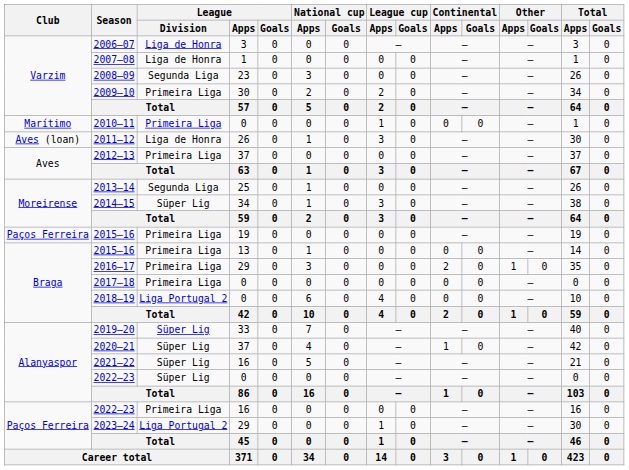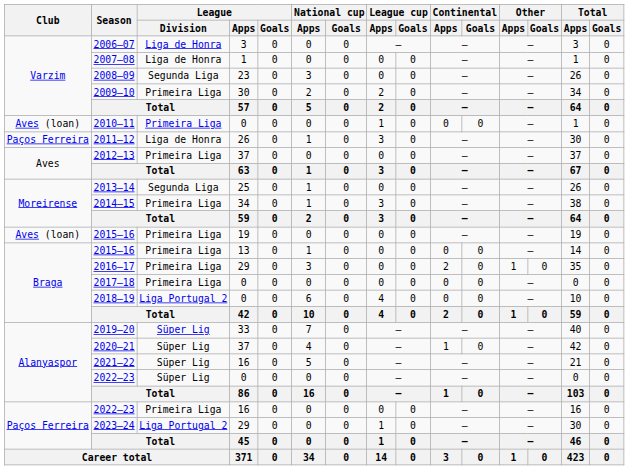(48, 124) Marítimo -> (48, 124) Aves (loan)
(48, 139) Aves (loan) -> (48, 139) Paços Ferreira
(183, 203) Süper Lig -> (183, 203) Primeira Liga
(48, 235) Paços Ferreira -> (48, 235) Aves (loan)
